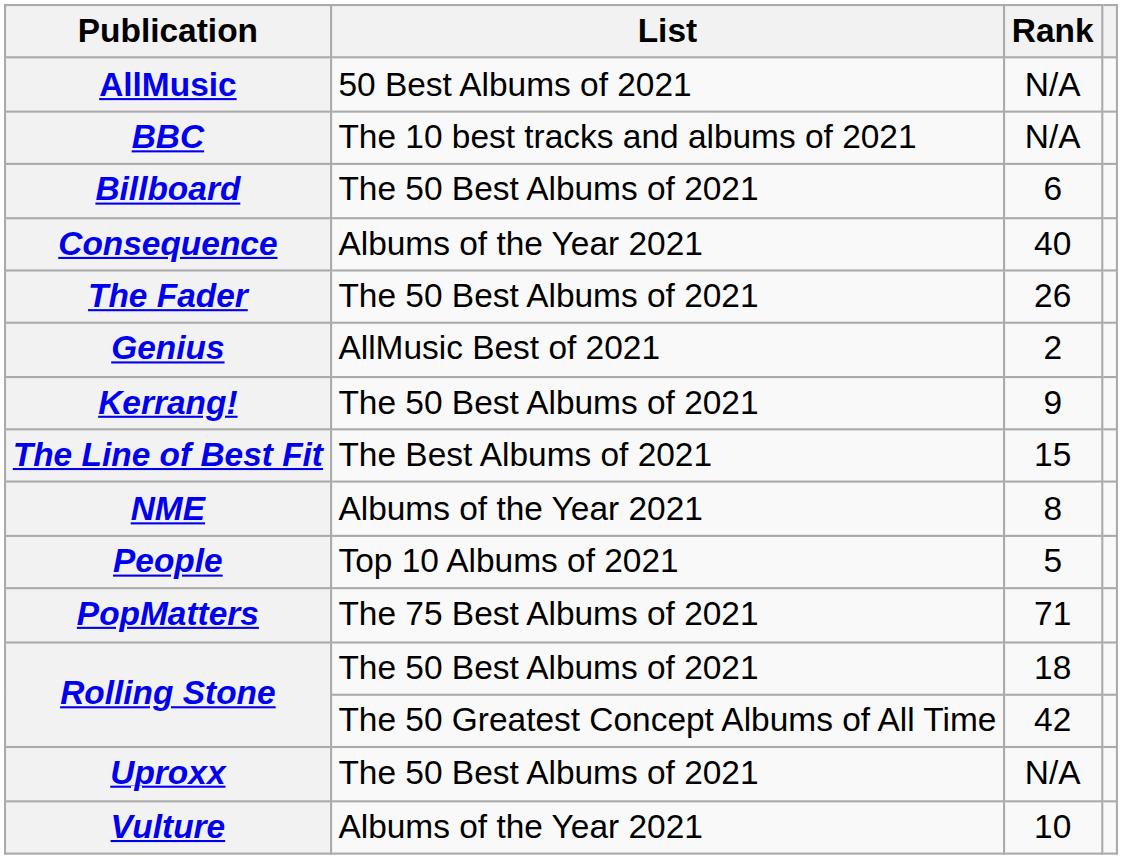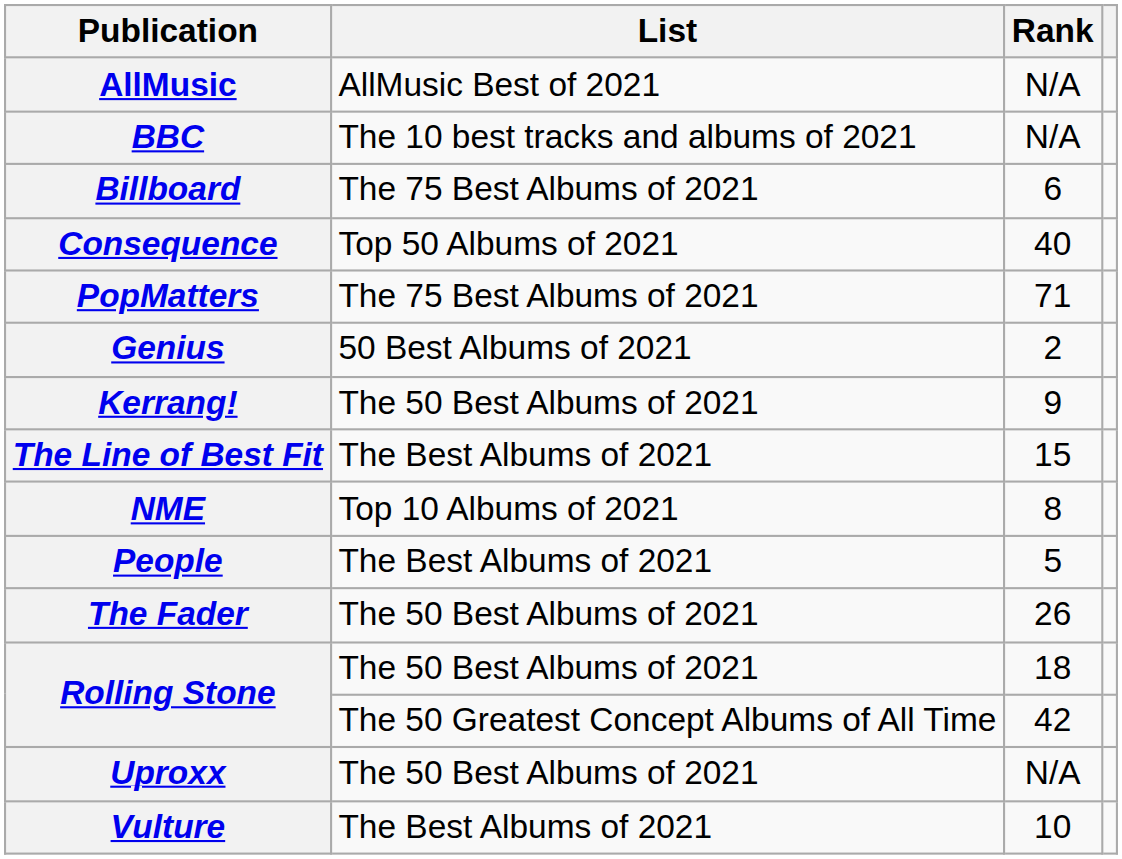(515, 84) 50 Best Albums of 2021 -> (499, 84) AllMusic Best of 2021
(548, 190) The 50 Best Albums of 2021 -> (548, 190) The 75 Best Albums of 2021
(521, 243) Albums of the Year 2021 -> (509, 243) Top 50 Albums of 2021
rows swapped: (168, 296) <-> (168, 614)
(499, 349) AllMusic Best of 2021 -> (515, 349) 50 Best Albums of 2021
(521, 508) Albums of the Year 2021 -> (509, 508) Top 10 Albums of 2021
(509, 561) Top 10 Albums of 2021 -> (525, 561) The Best Albums of 2021
(521, 826) Albums of the Year 2021 -> (525, 826) The Best Albums of 2021
